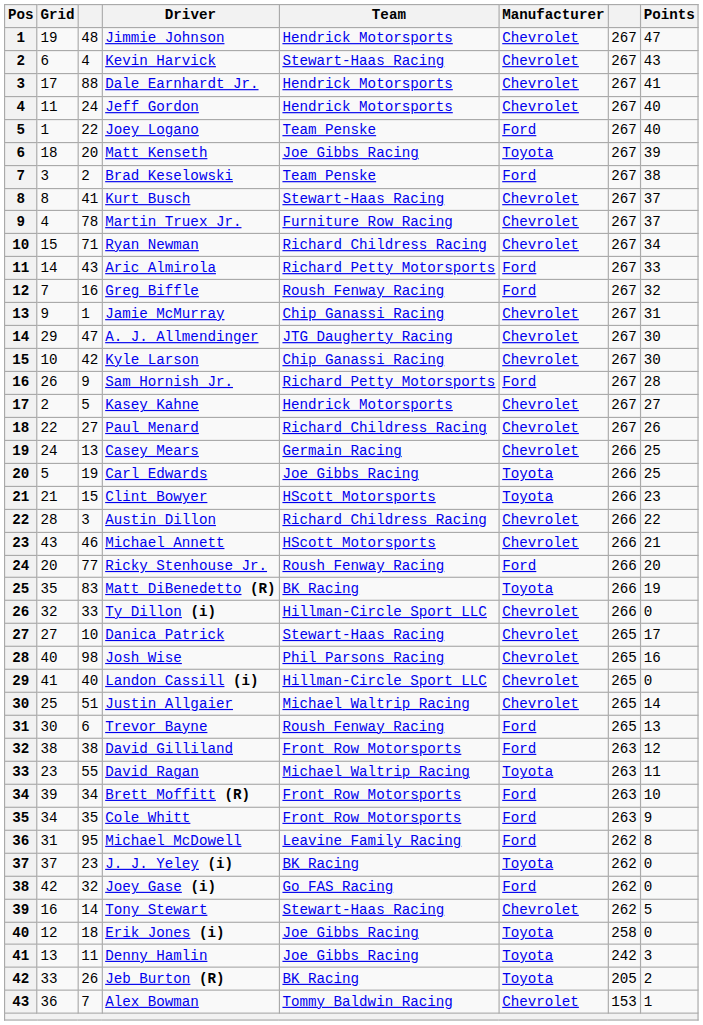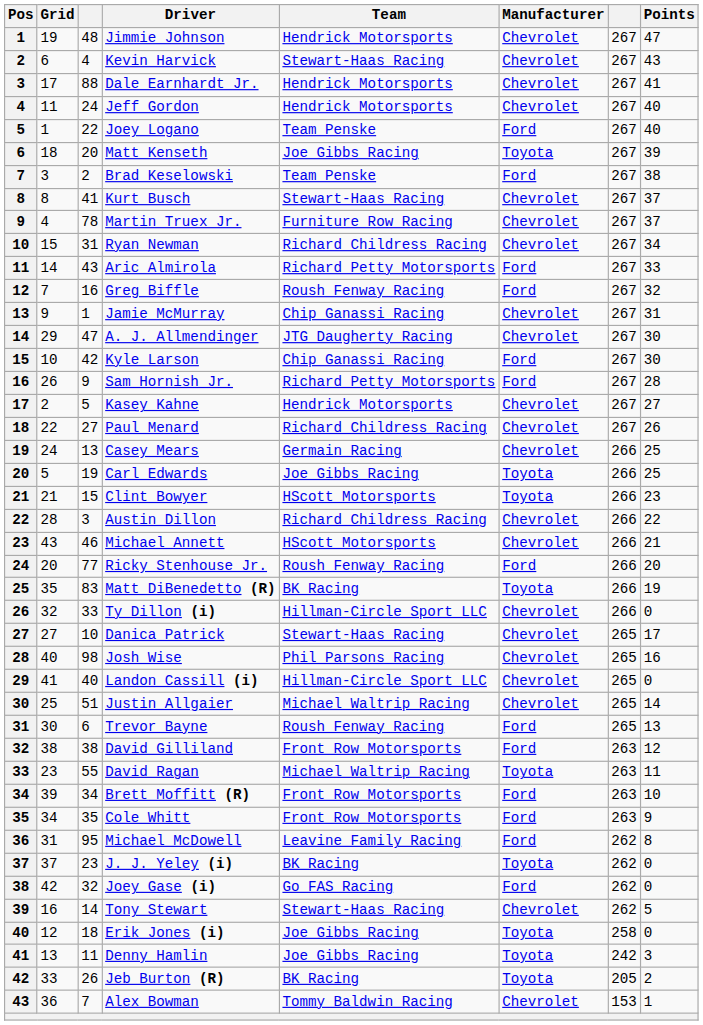(90, 246) 71 -> (90, 246) 31
(541, 360) Chevrolet -> (519, 360) Ford
